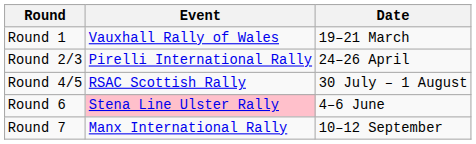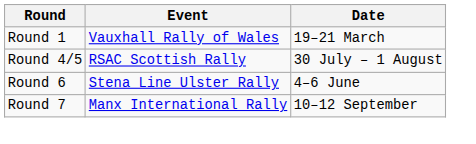- row: (45, 61)
(184, 106) pink background -> (184, 83) no background
